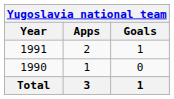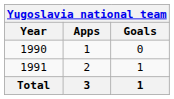rows swapped: (34, 67) <-> (34, 49)
